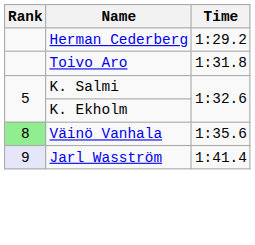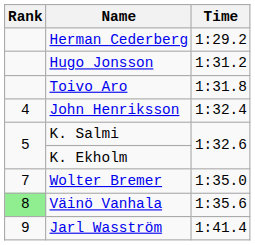+ row: (101, 63)
+ row: (114, 110)
+ row: (106, 181)
(25, 157) lavender background -> (25, 228) no background
